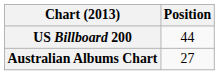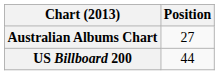rows swapped: (83, 59) <-> (83, 37)
